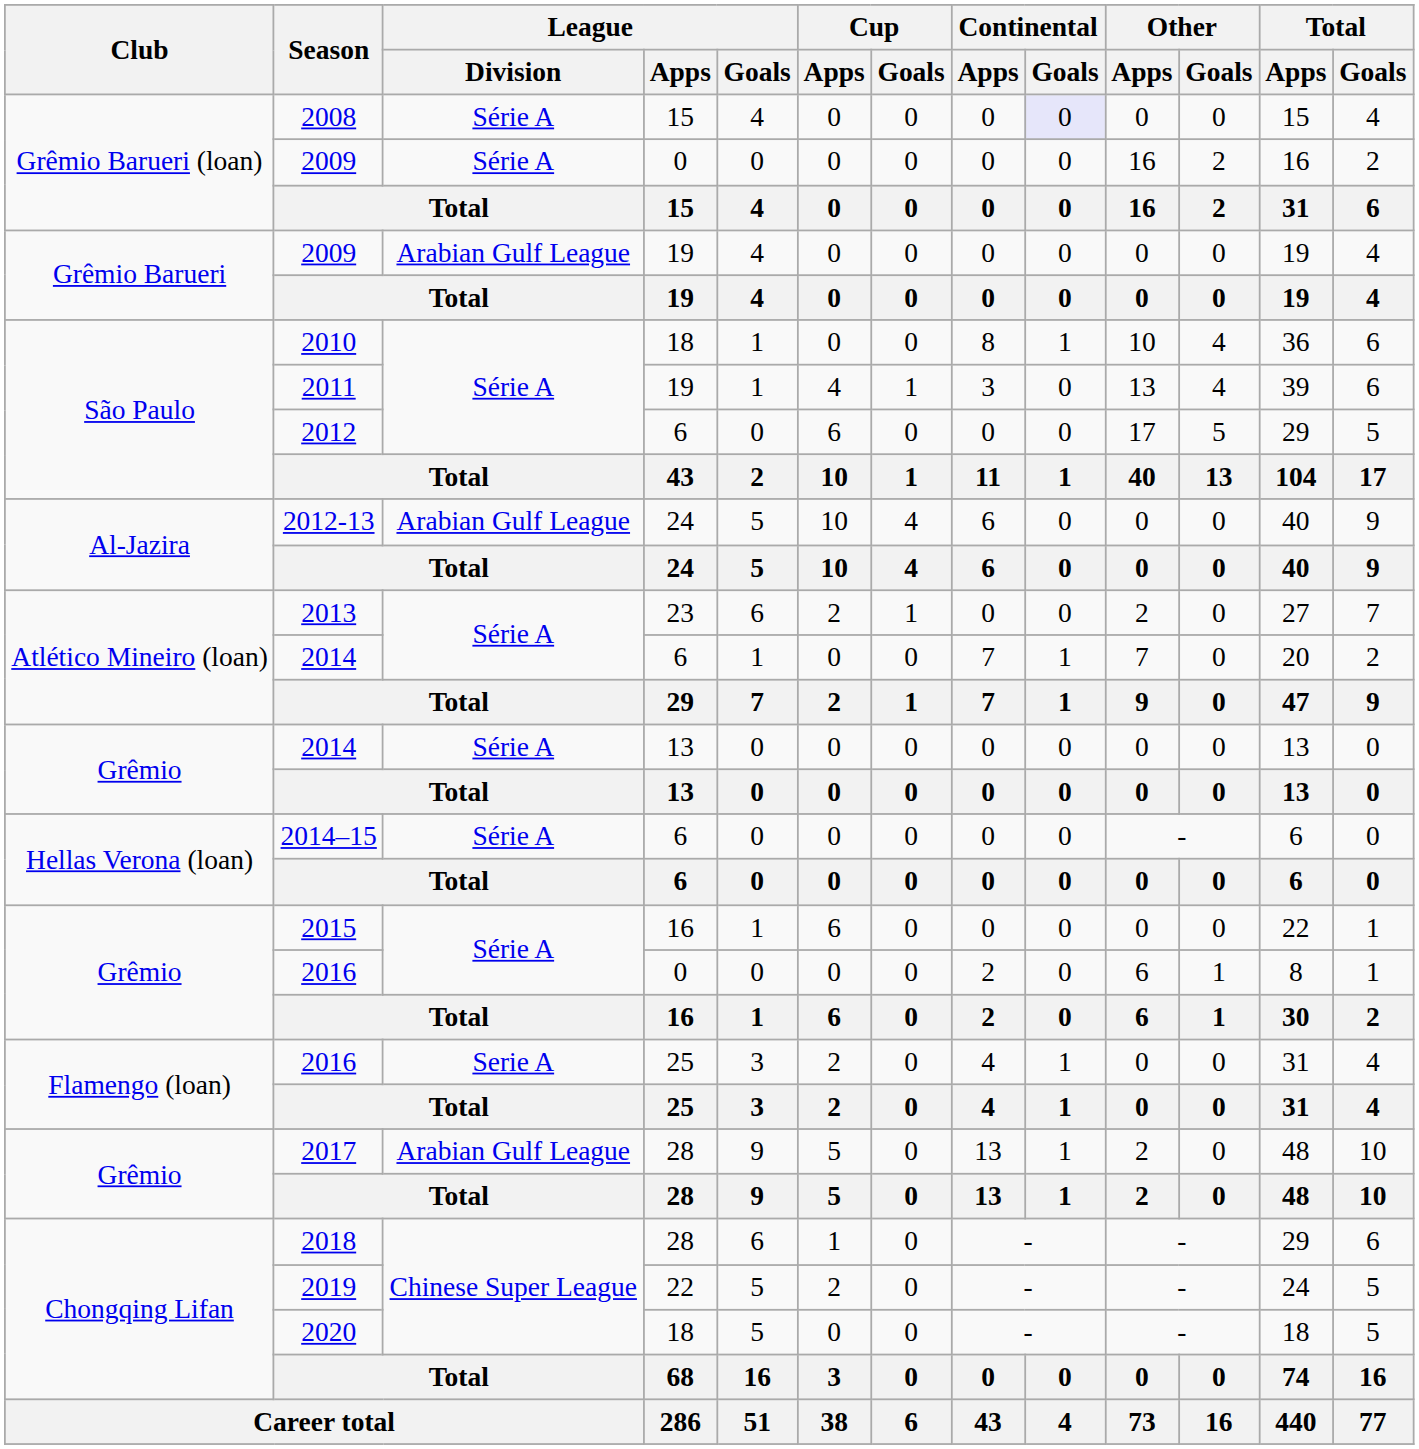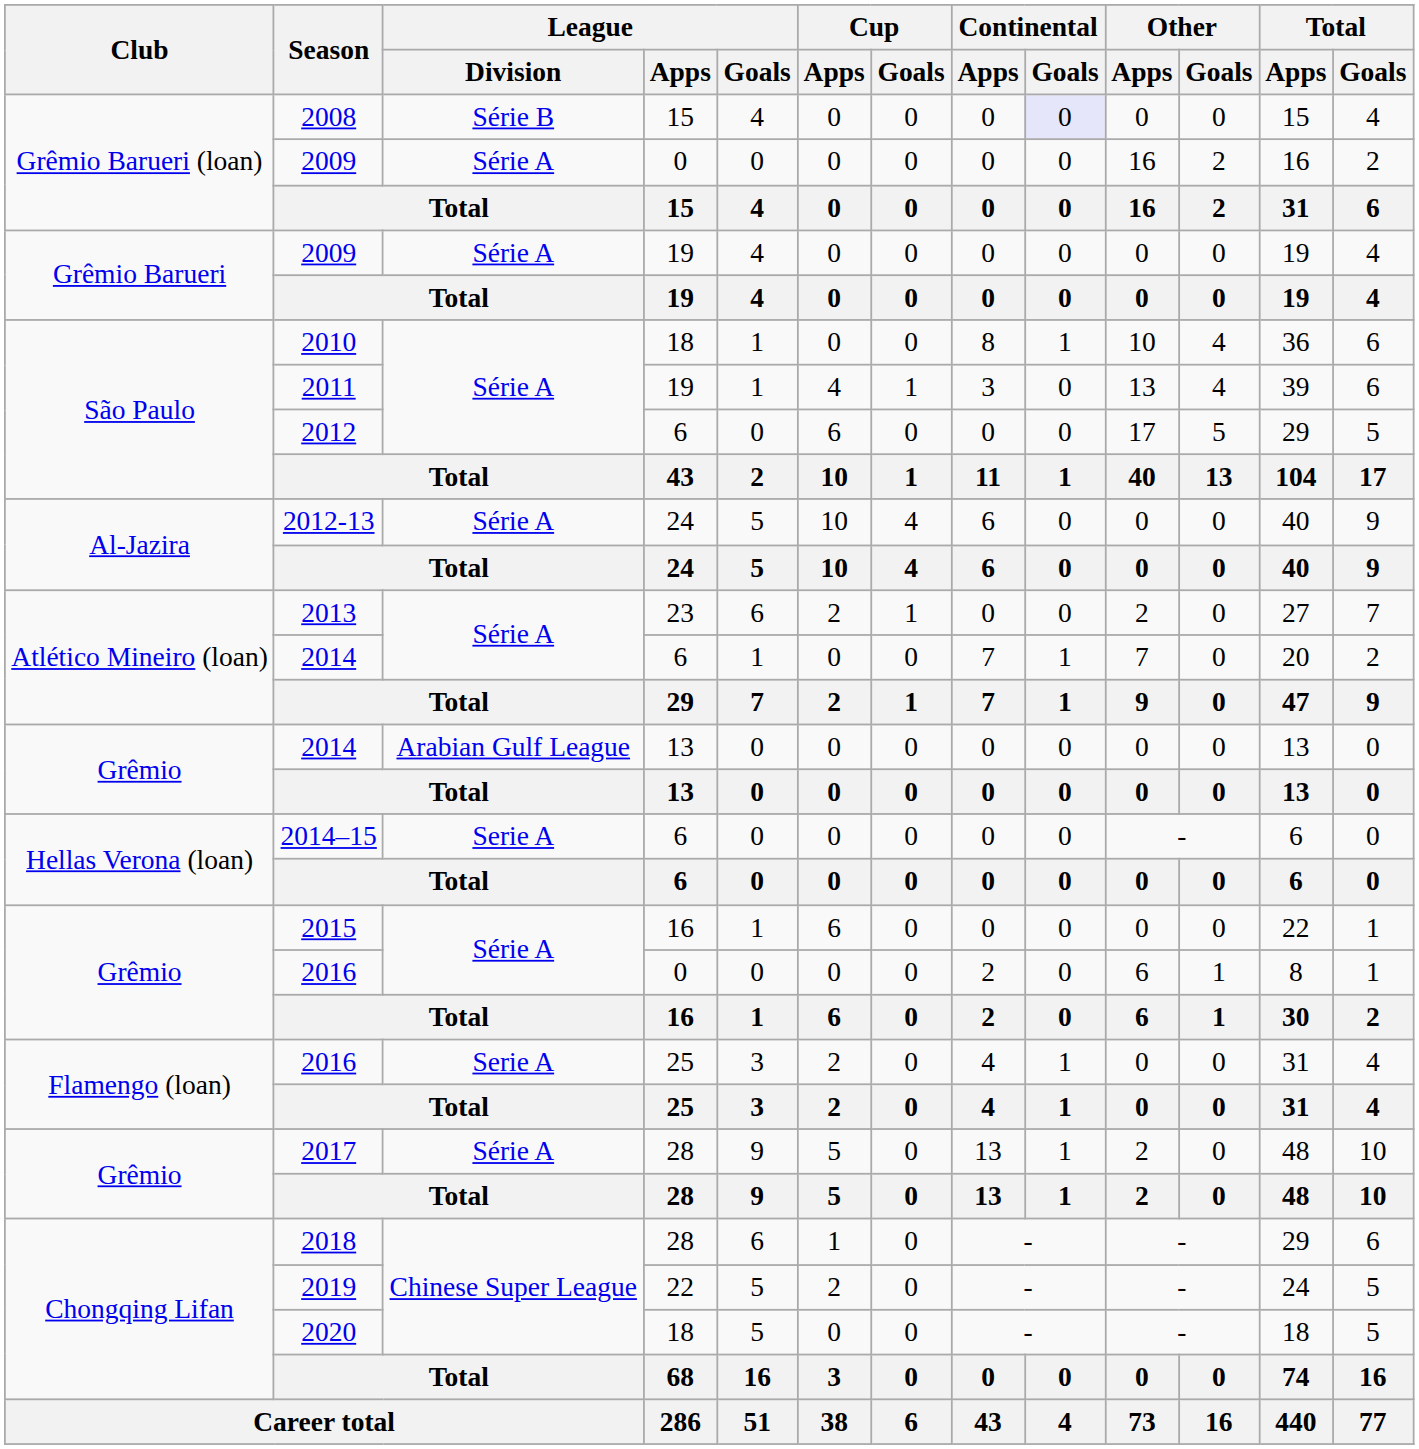(513, 117) Série A -> (513, 117) Série B
(513, 252) Arabian Gulf League -> (513, 252) Série A
(513, 522) Arabian Gulf League -> (513, 522) Série A
(513, 746) Série A -> (513, 746) Arabian Gulf League
(513, 836) Série A -> (513, 836) Serie A
(513, 1151) Arabian Gulf League -> (513, 1151) Série A
